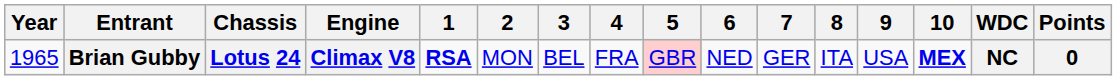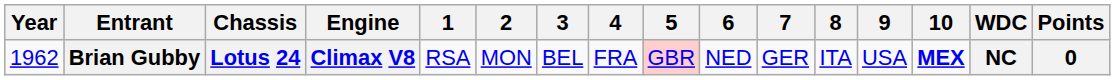(34, 57) 1965 -> (34, 57) 1962
(449, 57) bold -> (448, 57) normal
